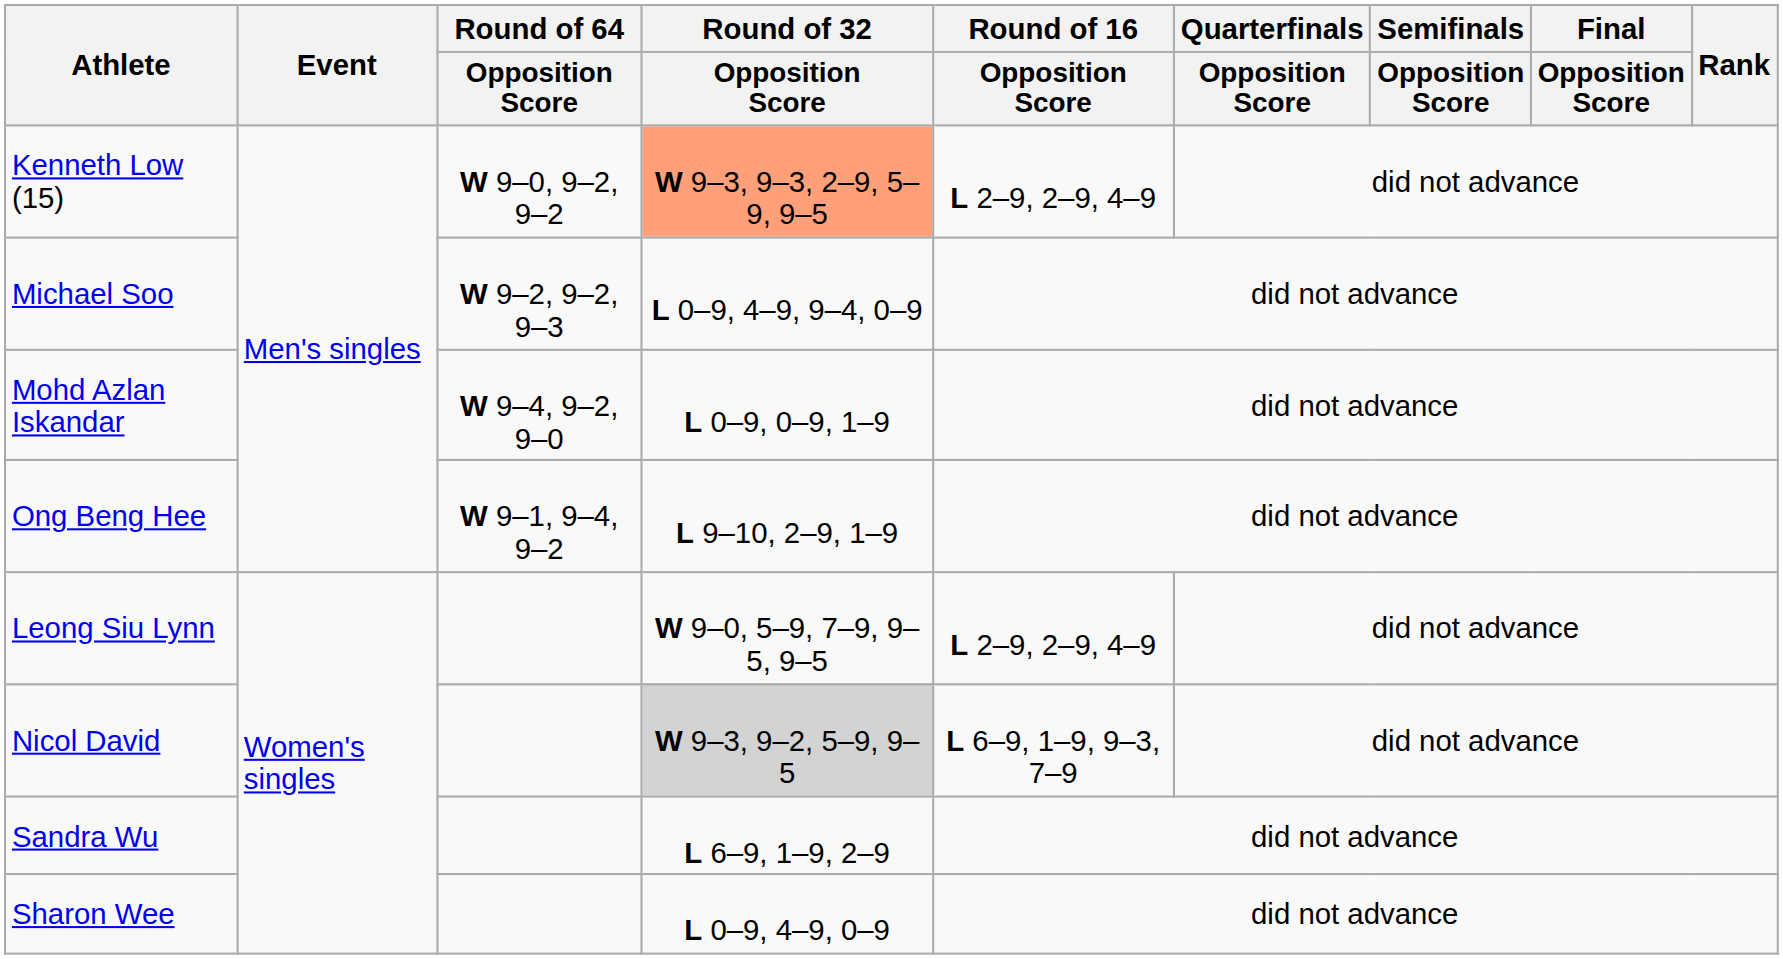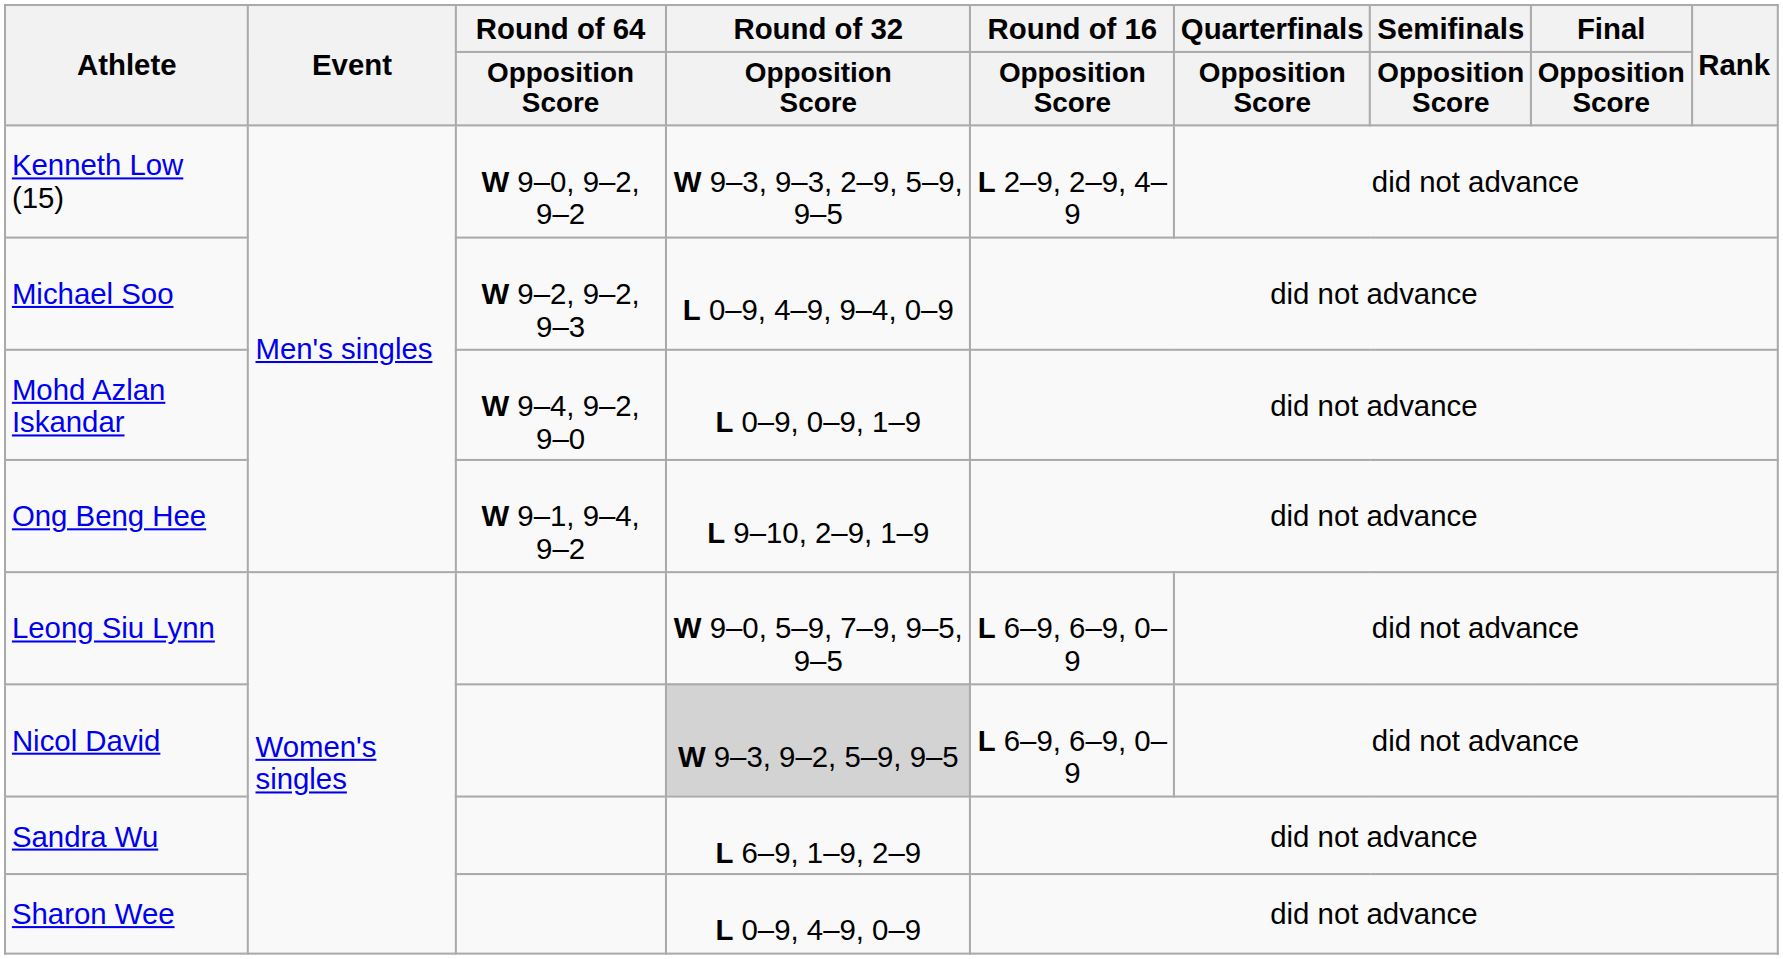(787, 198) lightsalmon background -> (818, 198) no background
(1053, 645) L 2–9, 2–9, 4–9 -> (1072, 645) L 6–9, 6–9, 0–9
(1053, 757) L 6–9, 1–9, 9–3, 7–9 -> (1072, 757) L 6–9, 6–9, 0–9
